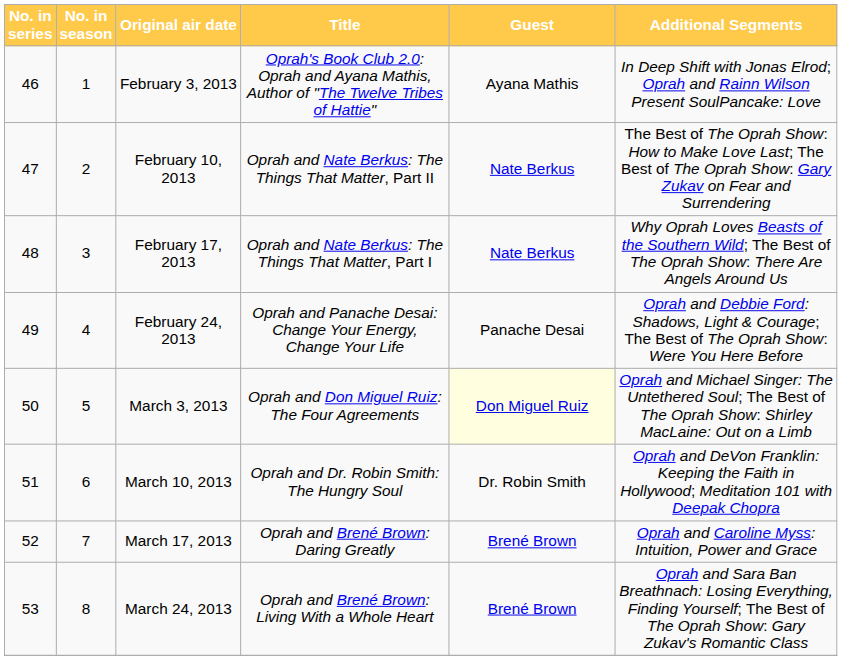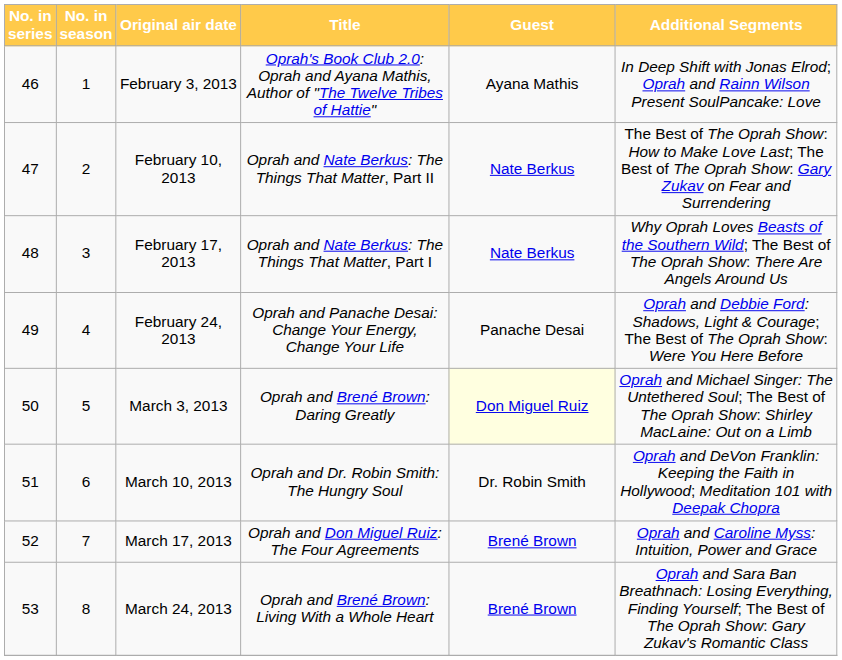(345, 406) Oprah and Don Miguel Ruiz: The Four Agreements -> (345, 406) Oprah and Brené Brown: Daring Greatly
(345, 541) Oprah and Brené Brown: Daring Greatly -> (345, 541) Oprah and Don Miguel Ruiz: The Four Agreements
